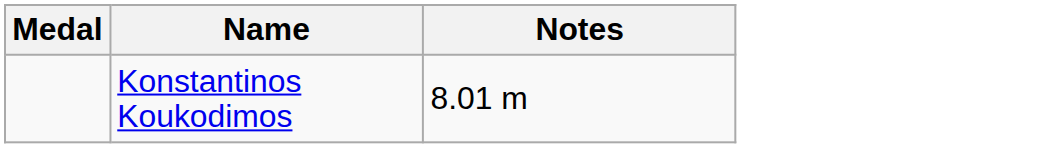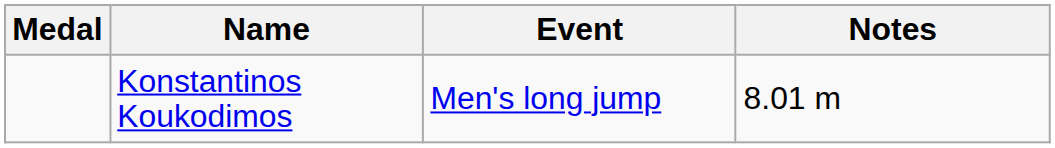+ column: (580, 29)
